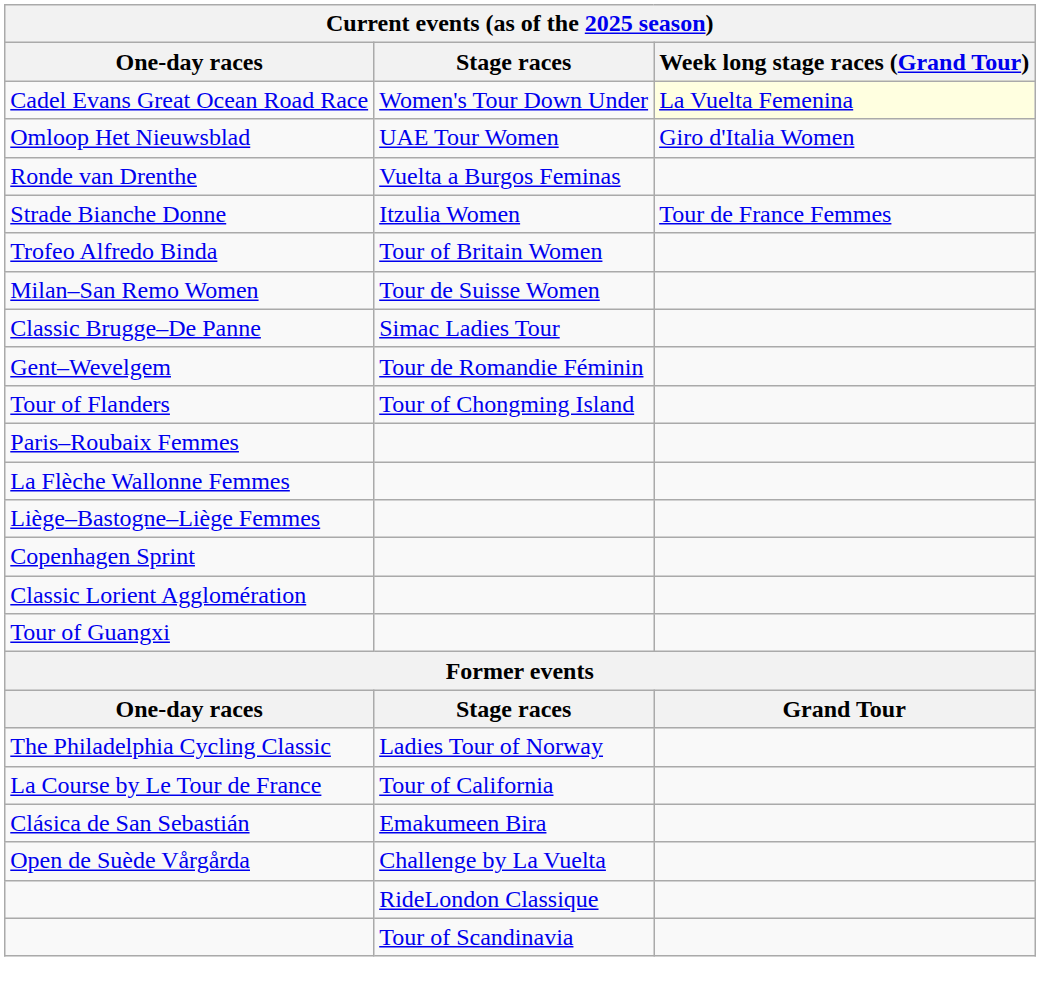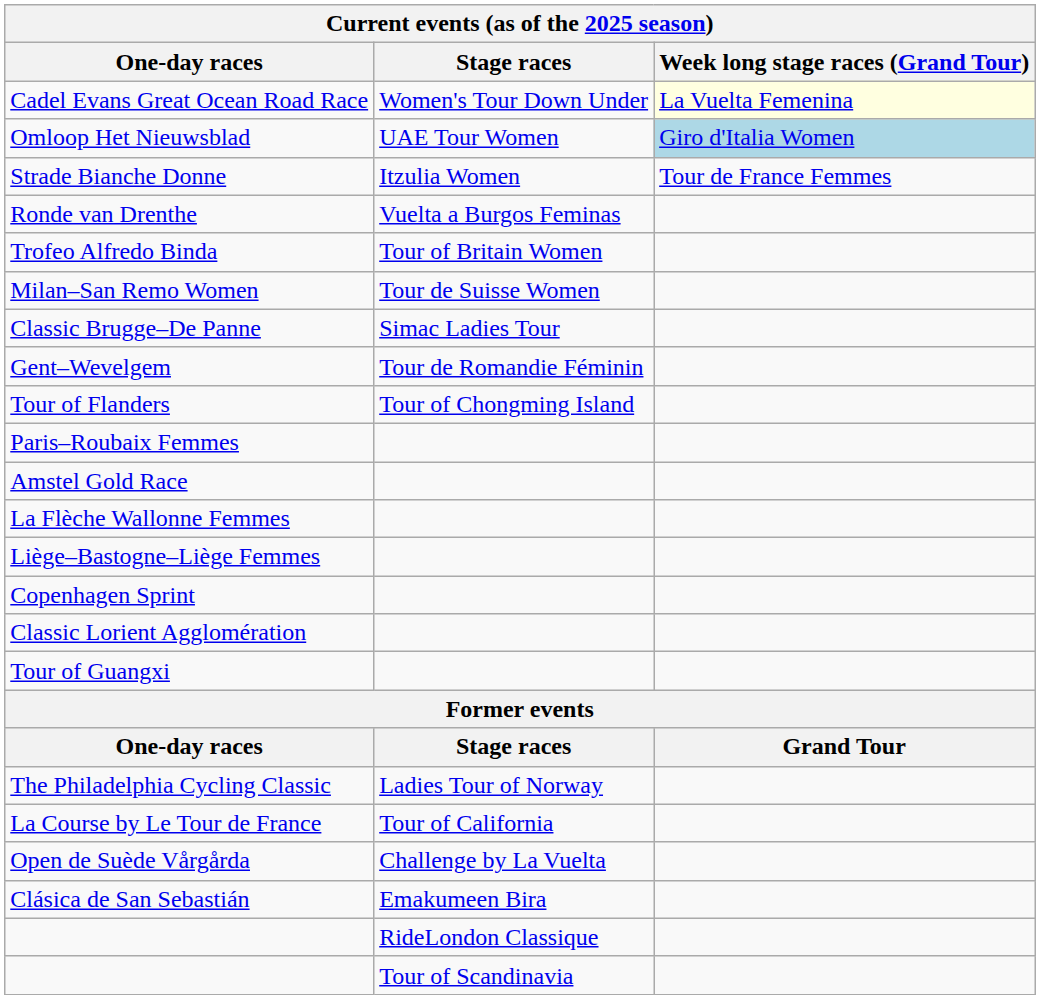(757, 137) no background -> (757, 137) lightblue background
rows swapped: (118, 213) <-> (104, 175)
+ row: (99, 480)
rows swapped: (130, 822) <-> (130, 860)
